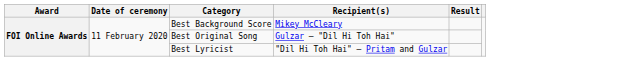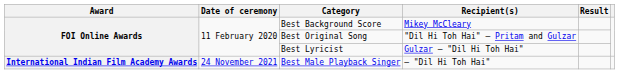(335, 37) Gulzar – "Dil Hi Toh Hai" -> (490, 37) "Dil Hi Toh Hai" – Pritam and Gulzar
(361, 50) "Dil Hi Toh Hai" – Pritam and Gulzar -> (464, 50) Gulzar – "Dil Hi Toh Hai"
+ row: (341, 62)
